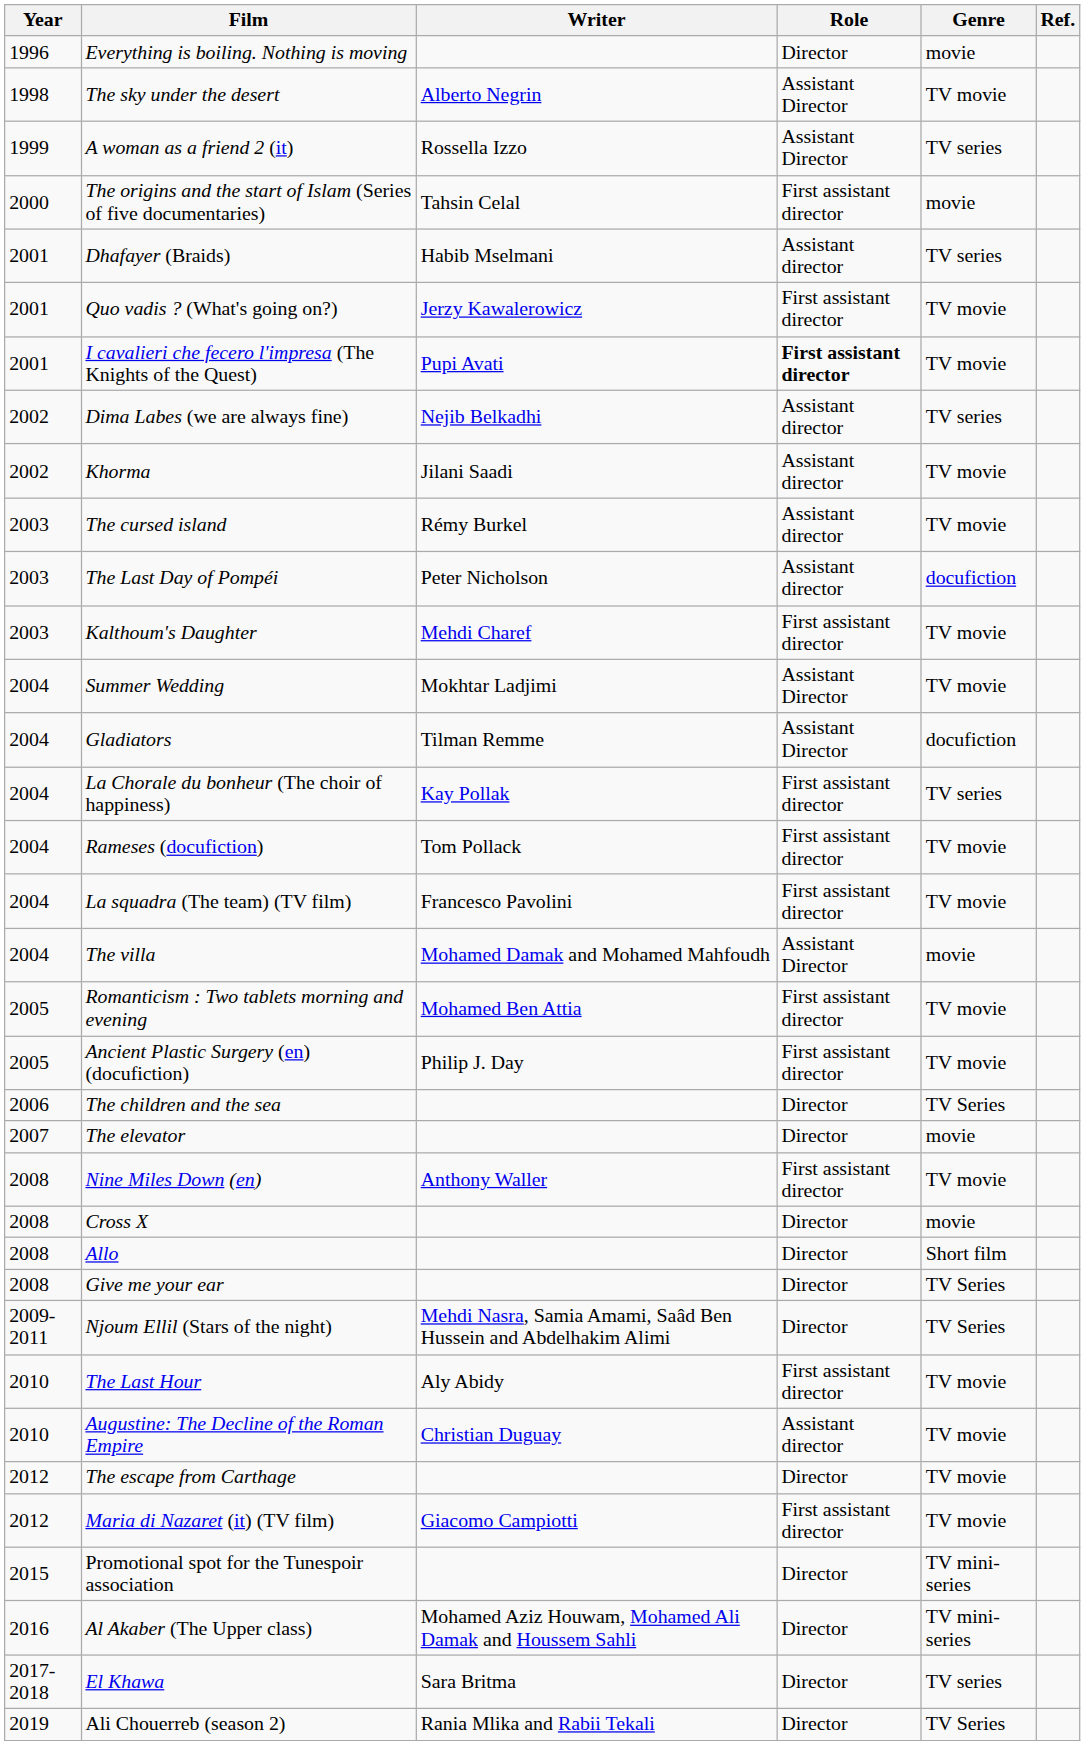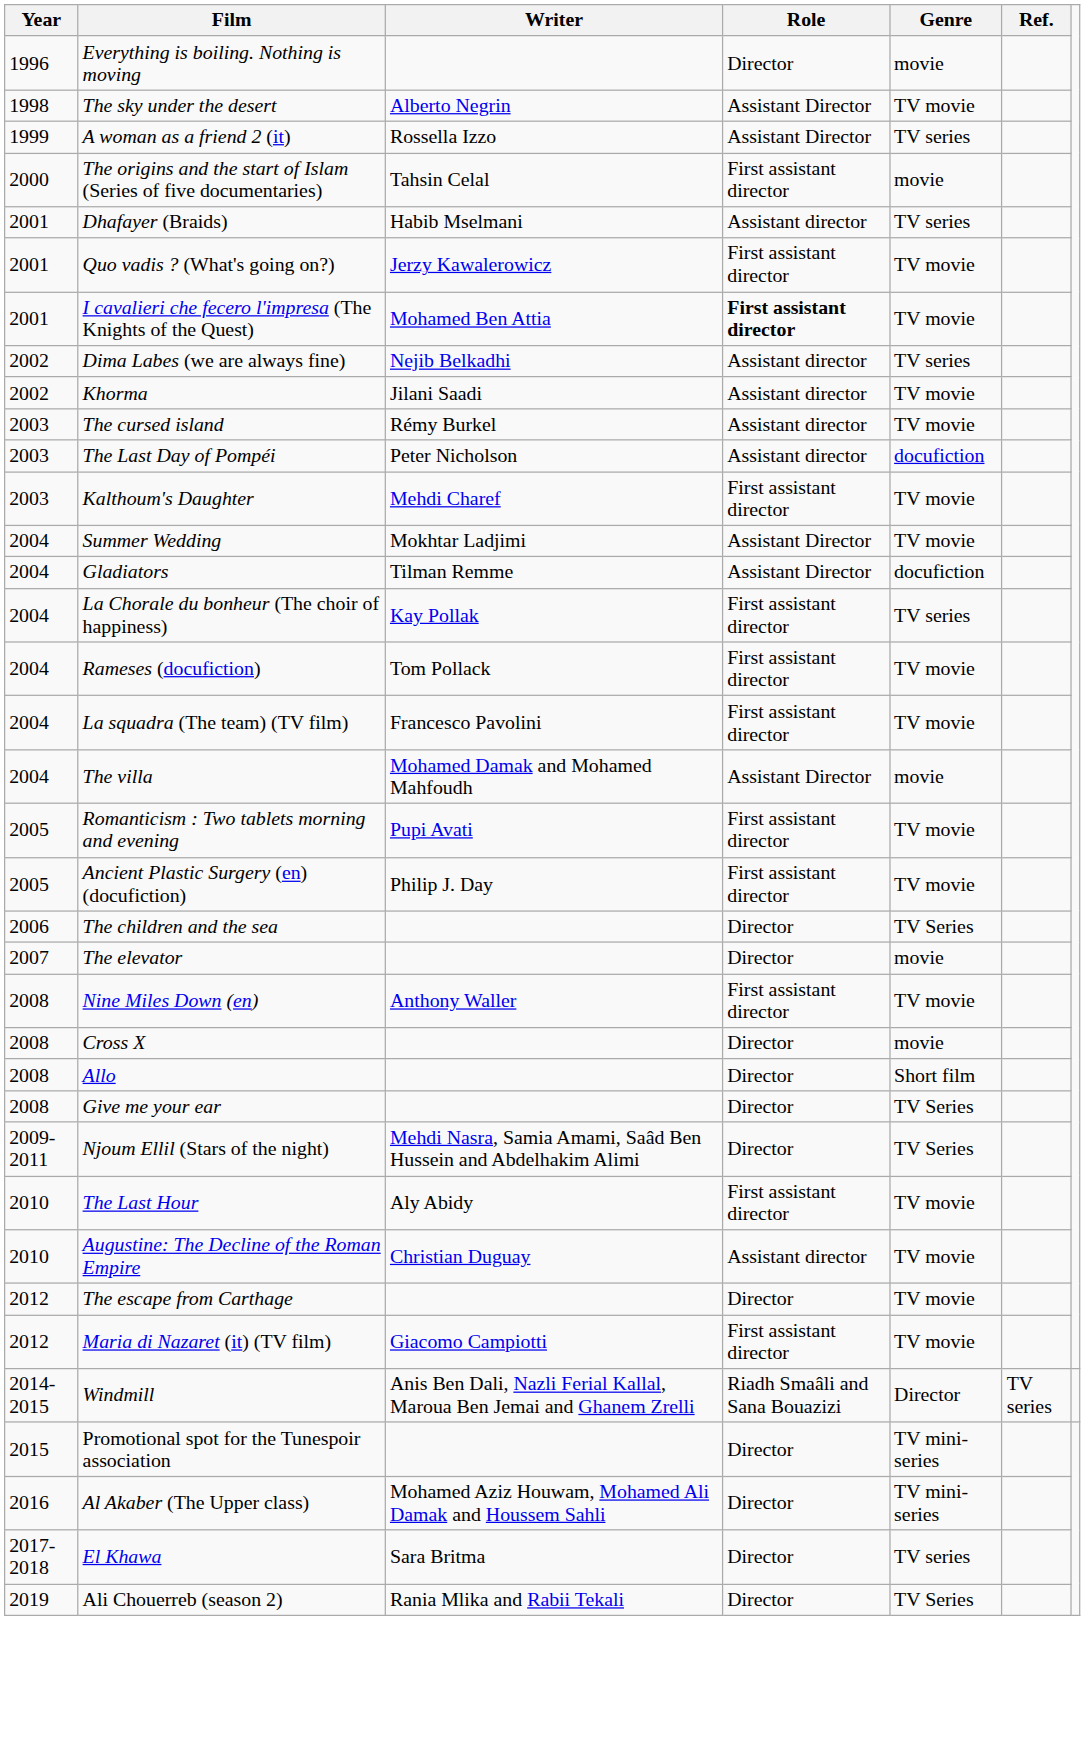(462, 363) Pupi Avati -> (470, 318) Mohamed Ben Attia
(501, 1008) Mohamed Ben Attia -> (431, 830) Pupi Avati
+ row: (118, 1395)
